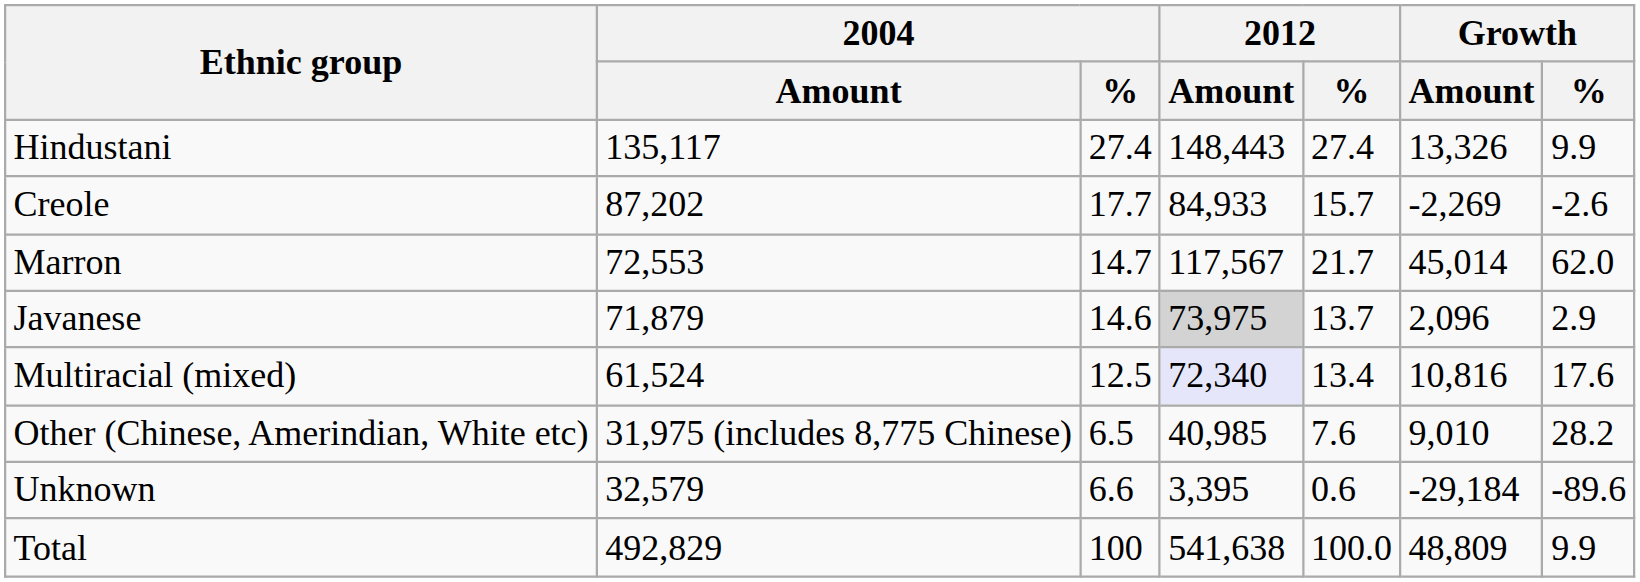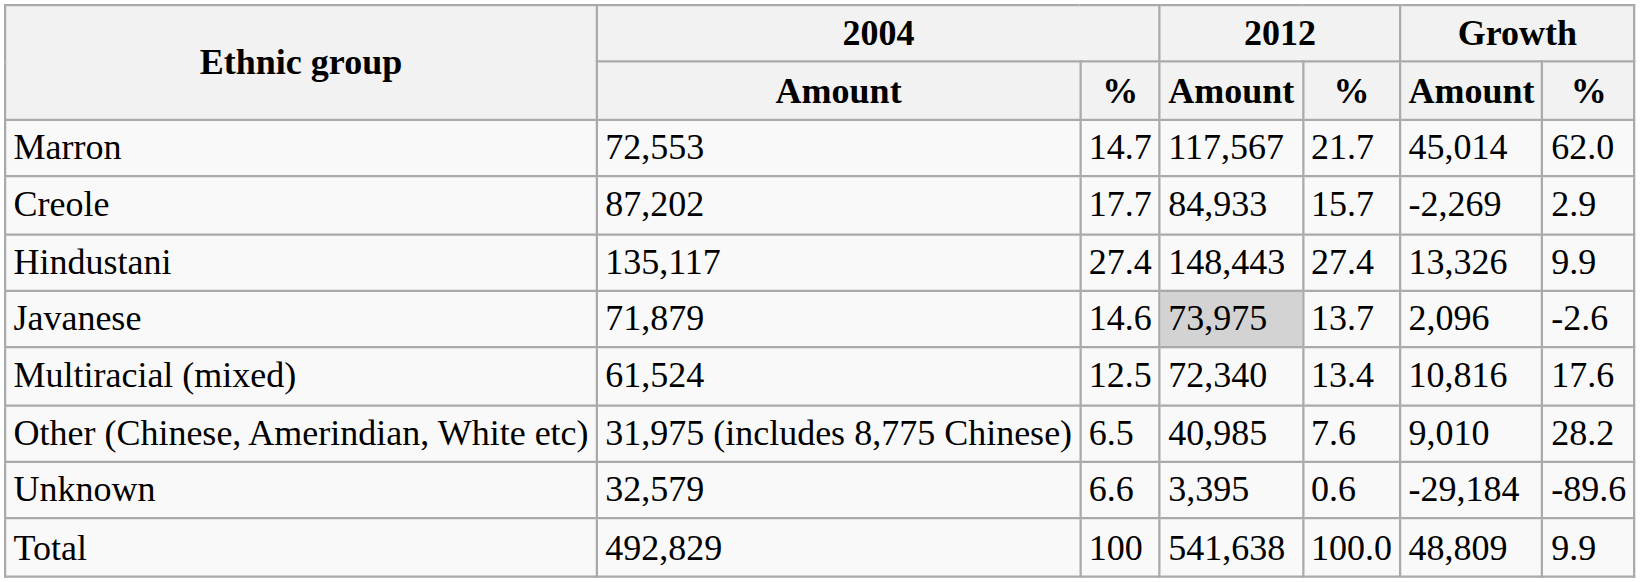rows swapped: (67, 261) <-> (92, 147)
(1580, 204) ‐2.6 -> (1574, 204) 2.9
(1574, 318) 2.9 -> (1580, 318) ‐2.6
(1218, 375) lavender background -> (1218, 375) no background
